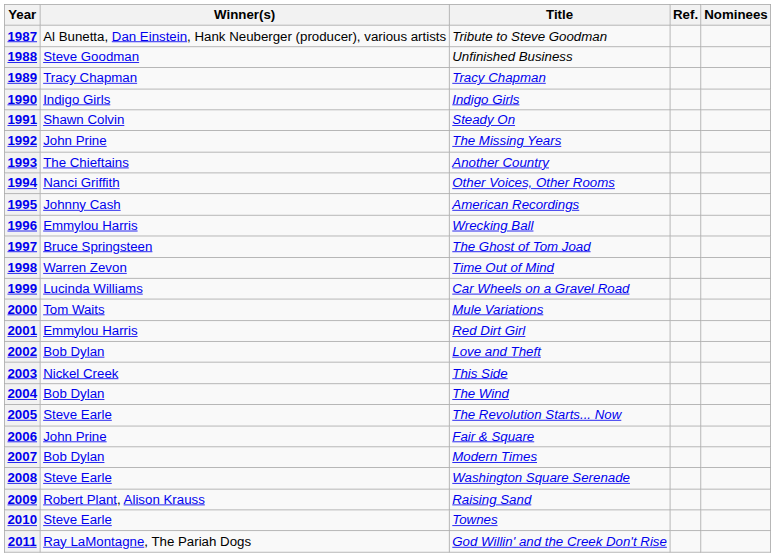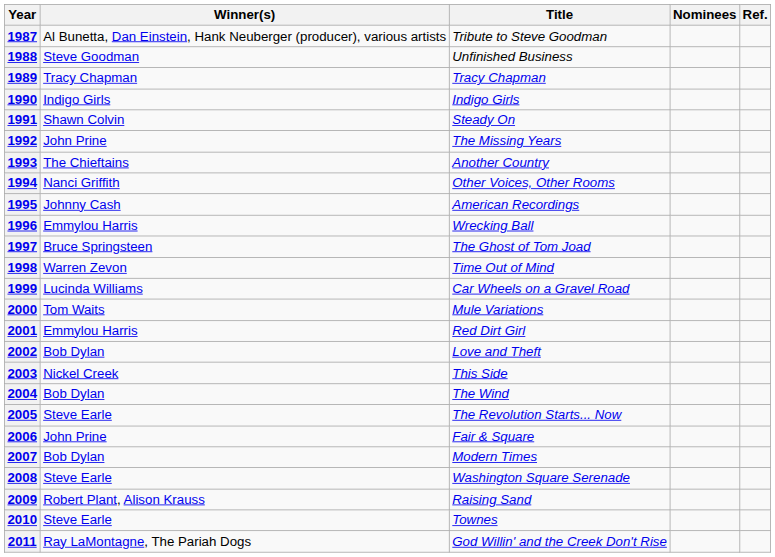columns swapped: (736, 15) <-> (686, 15)
